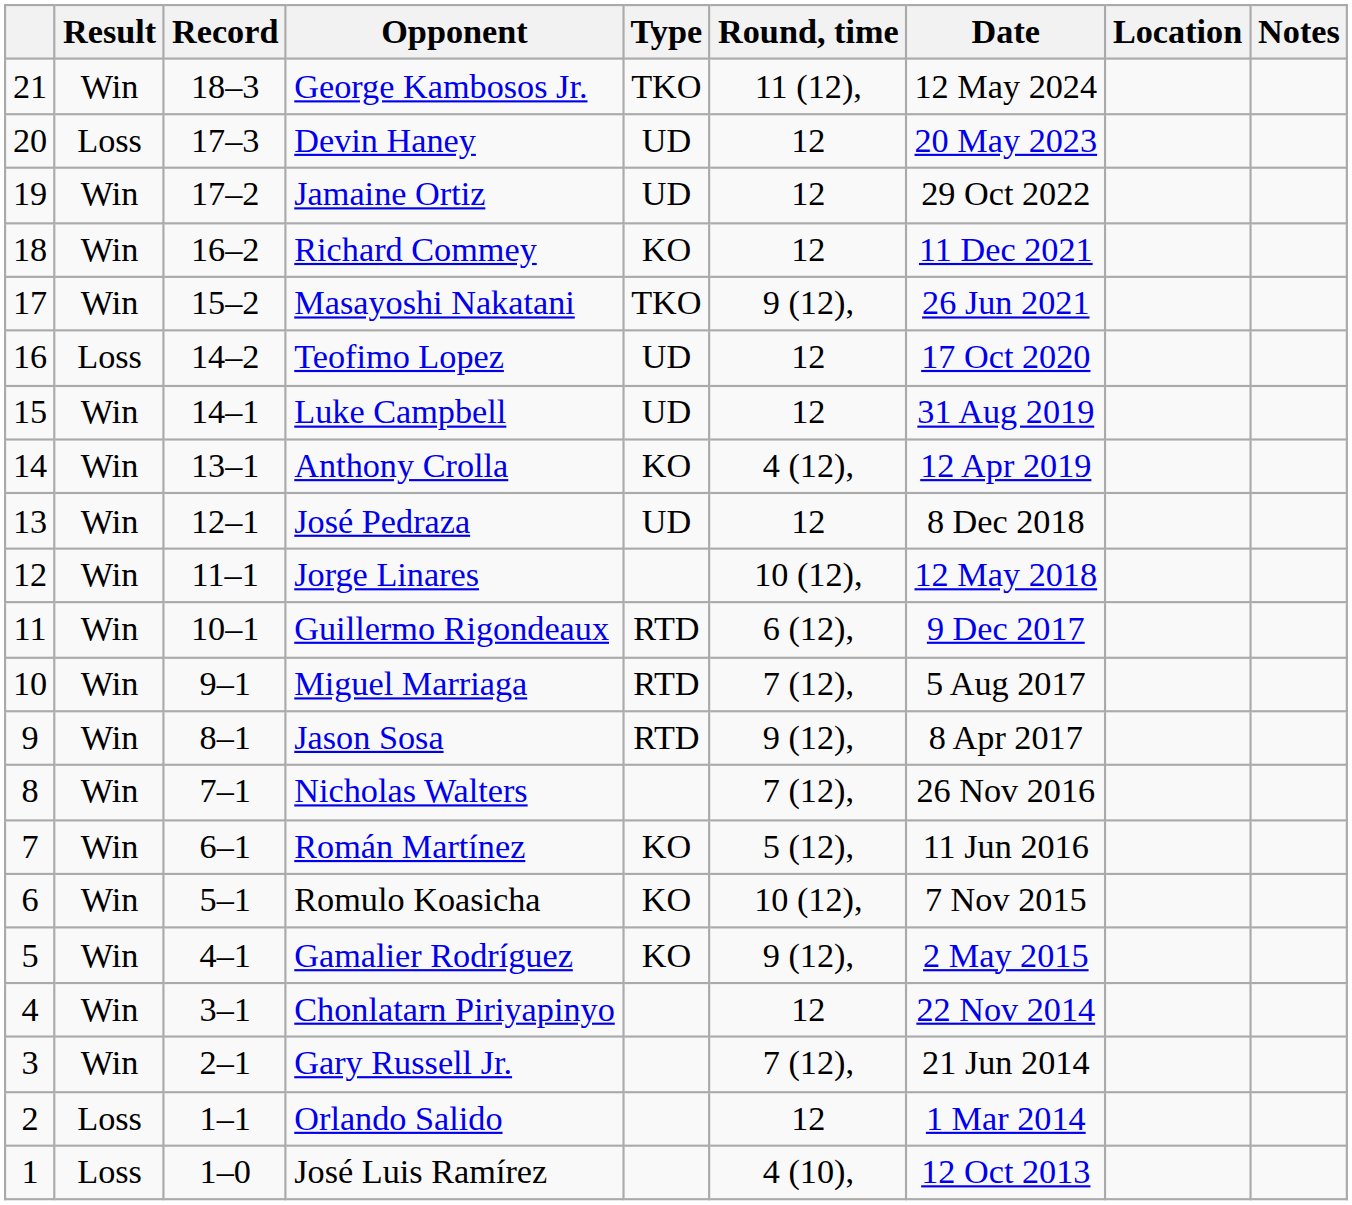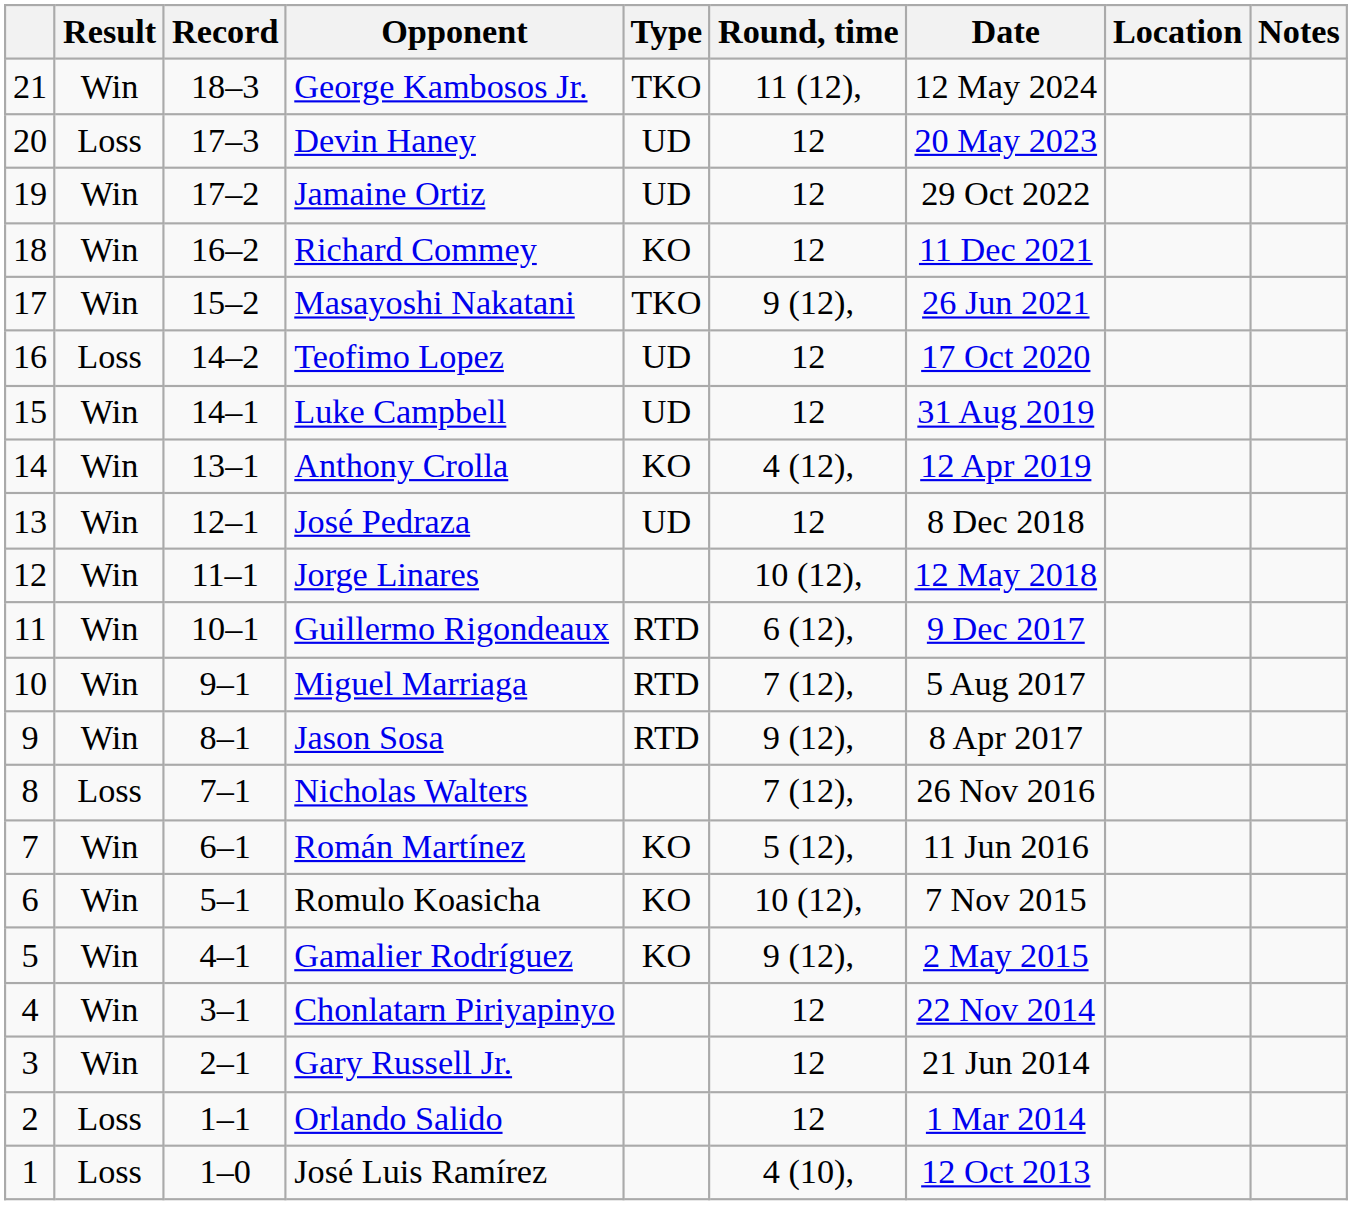(110, 791) Win -> (110, 791) Loss
(808, 1063) 7 (12), -> (808, 1063) 12
